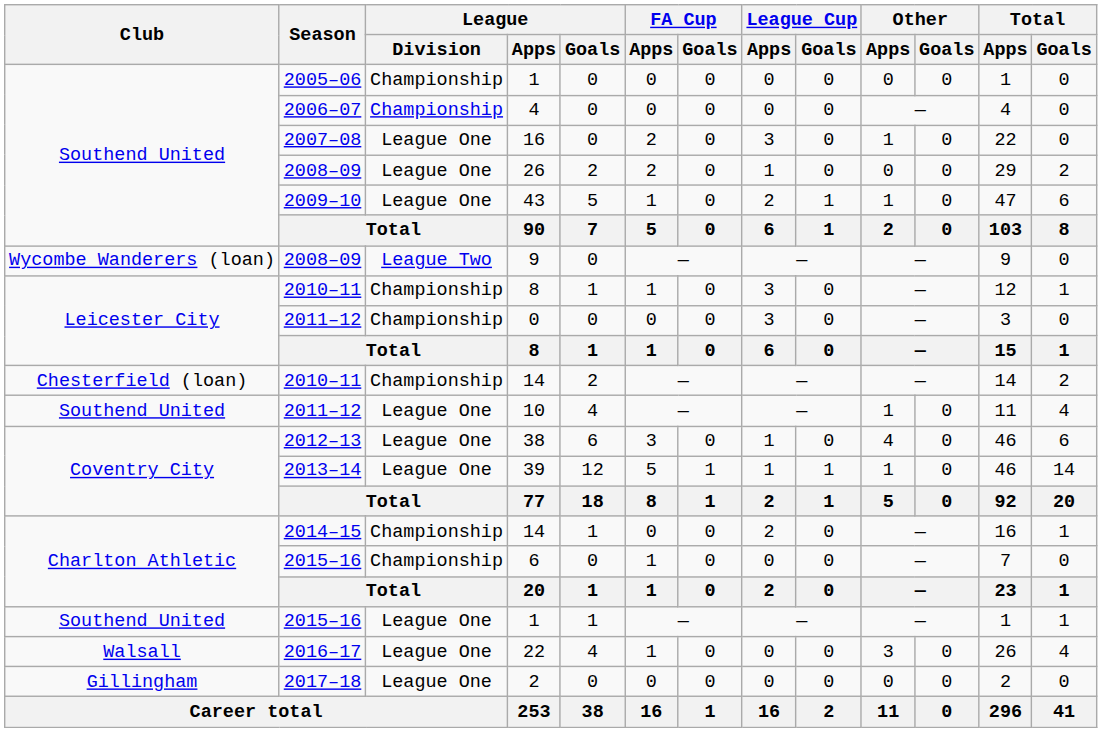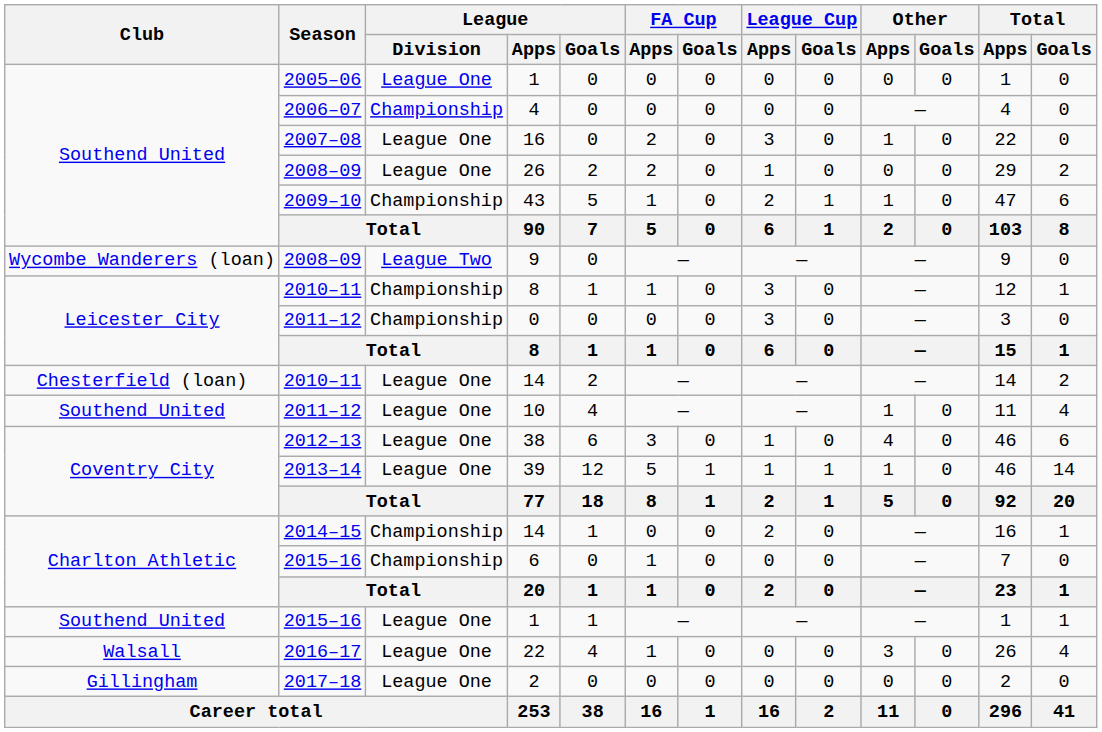(437, 80) Championship -> (437, 80) League One
(437, 200) League One -> (437, 200) Championship
(437, 381) Championship -> (437, 381) League One
